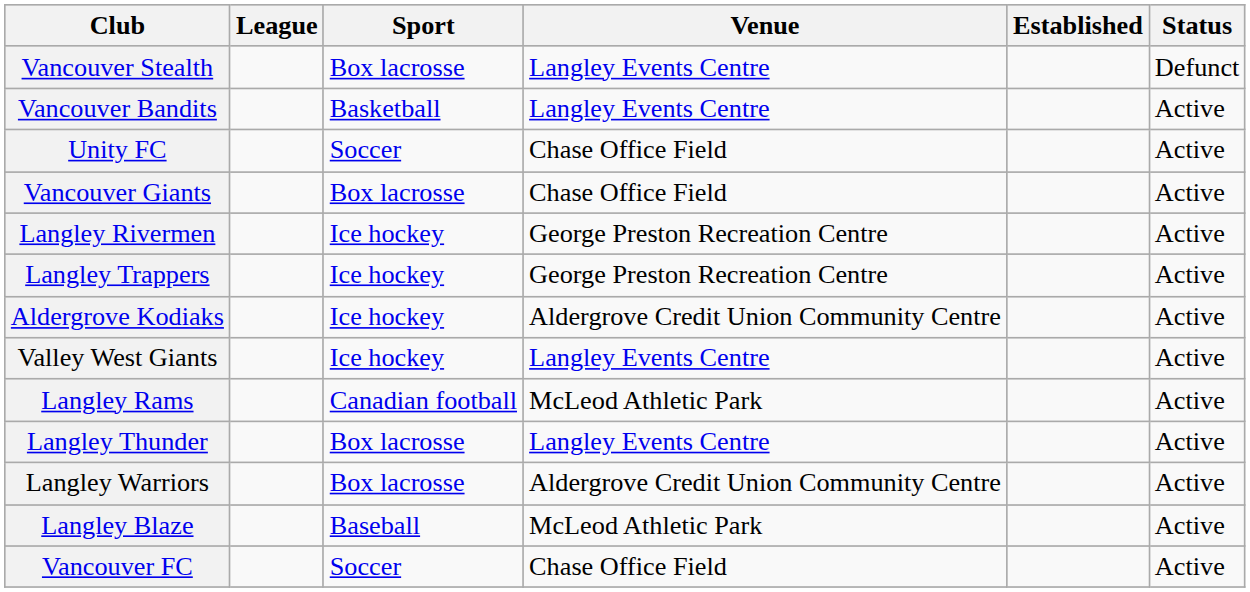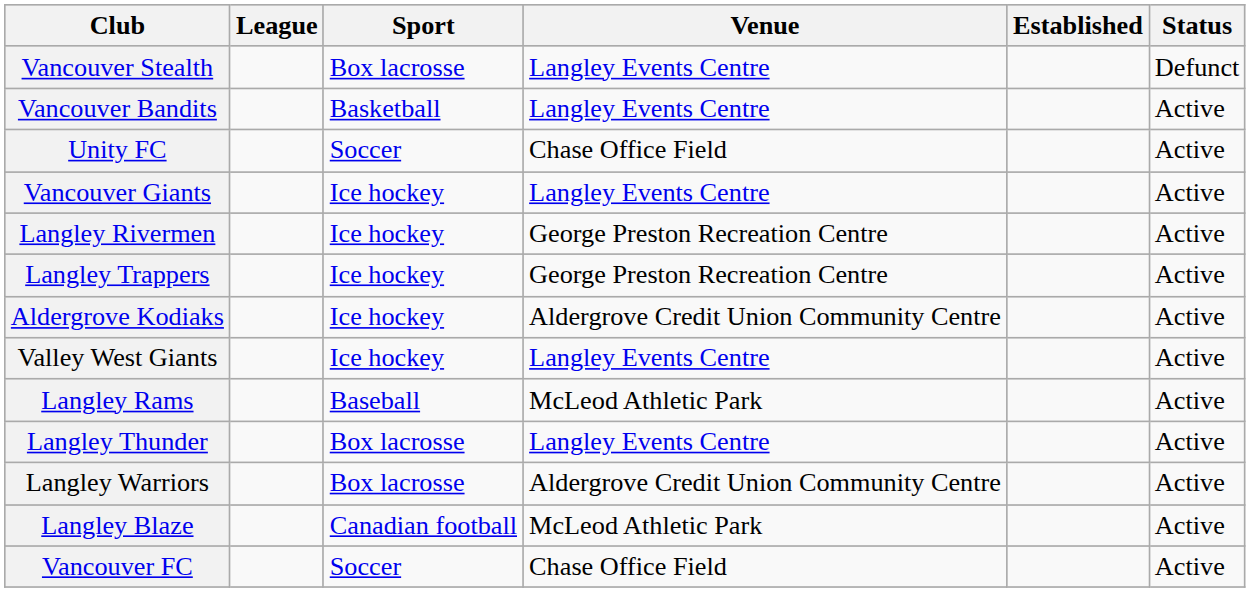(397, 191) Box lacrosse -> (387, 191) Ice hockey
(628, 191) Chase Office Field -> (649, 191) Langley Events Centre
(423, 399) Canadian football -> (375, 399) Baseball
(375, 524) Baseball -> (423, 524) Canadian football
